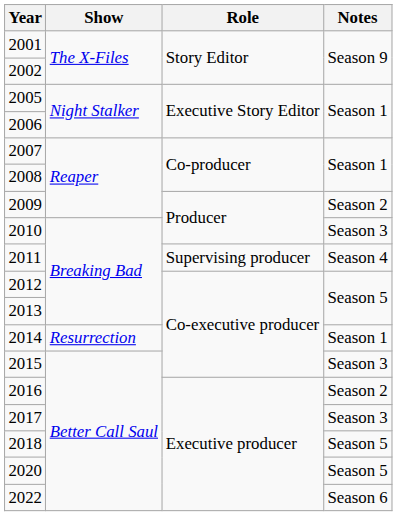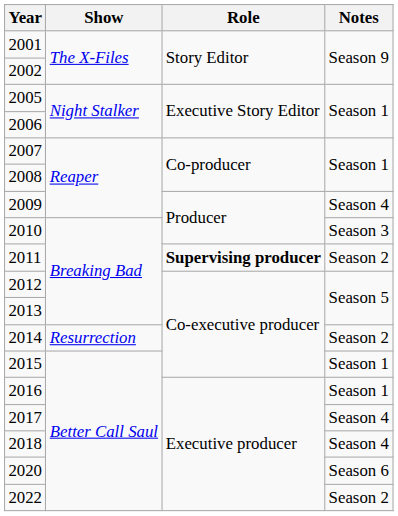(358, 204) Season 2 -> (359, 204) Season 4
(238, 257) normal -> (243, 257) bold
(358, 257) Season 4 -> (359, 257) Season 2
(358, 337) Season 1 -> (359, 337) Season 2
(358, 364) Season 3 -> (359, 364) Season 1
(358, 390) Season 2 -> (359, 390) Season 1
(358, 417) Season 3 -> (359, 417) Season 4
(358, 444) Season 5 -> (359, 444) Season 4
(358, 470) Season 5 -> (359, 470) Season 6
(358, 497) Season 6 -> (359, 497) Season 2
